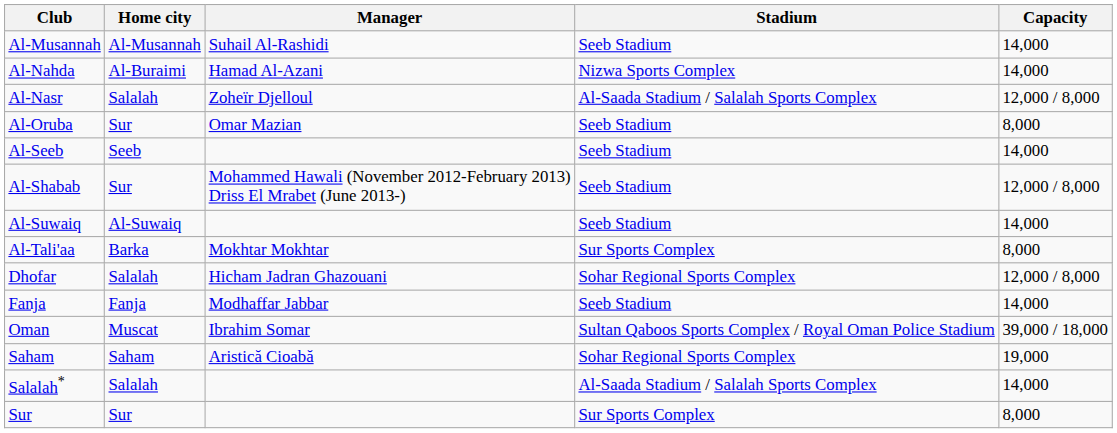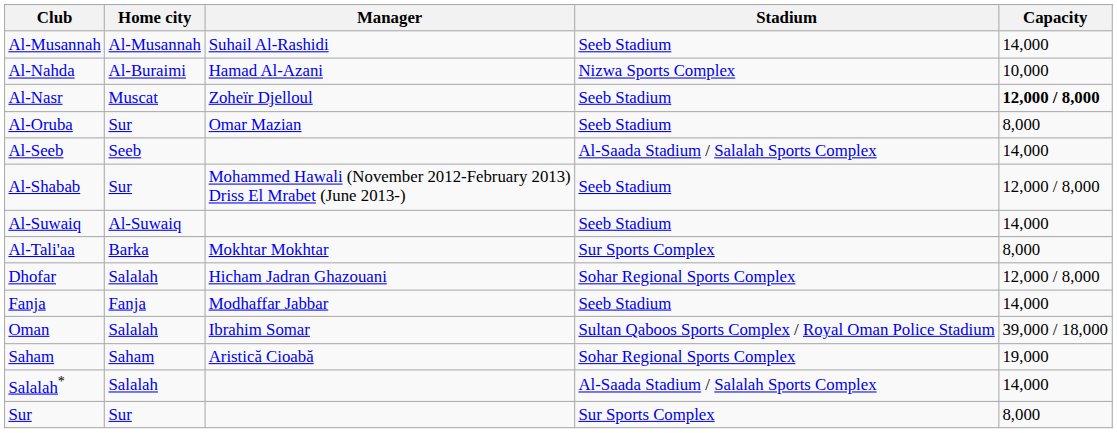(1026, 71) 14,000 -> (1026, 71) 10,000
(133, 97) Salalah -> (133, 97) Muscat
(728, 97) Al-Saada Stadium / Salalah Sports Complex -> (625, 97) Seeb Stadium
(1051, 97) normal -> (1051, 97) bold
(625, 151) Seeb Stadium -> (728, 151) Al-Saada Stadium / Salalah Sports Complex
(133, 329) Muscat -> (133, 329) Salalah
